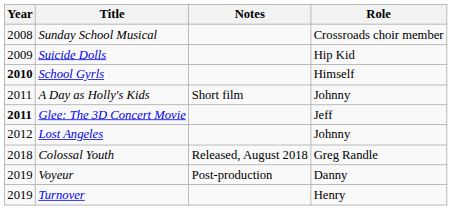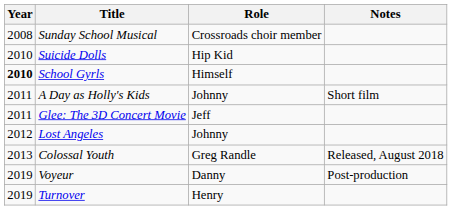columns swapped: (379, 14) <-> (250, 14)
(20, 54) 2009 -> (20, 54) 2010
(20, 114) bold -> (20, 114) normal
(20, 154) 2018 -> (20, 154) 2013
